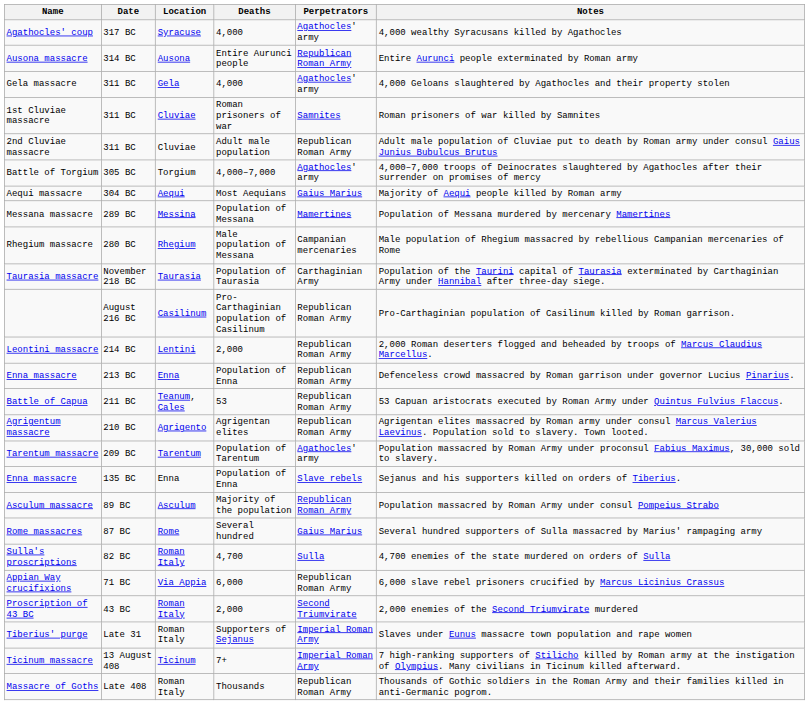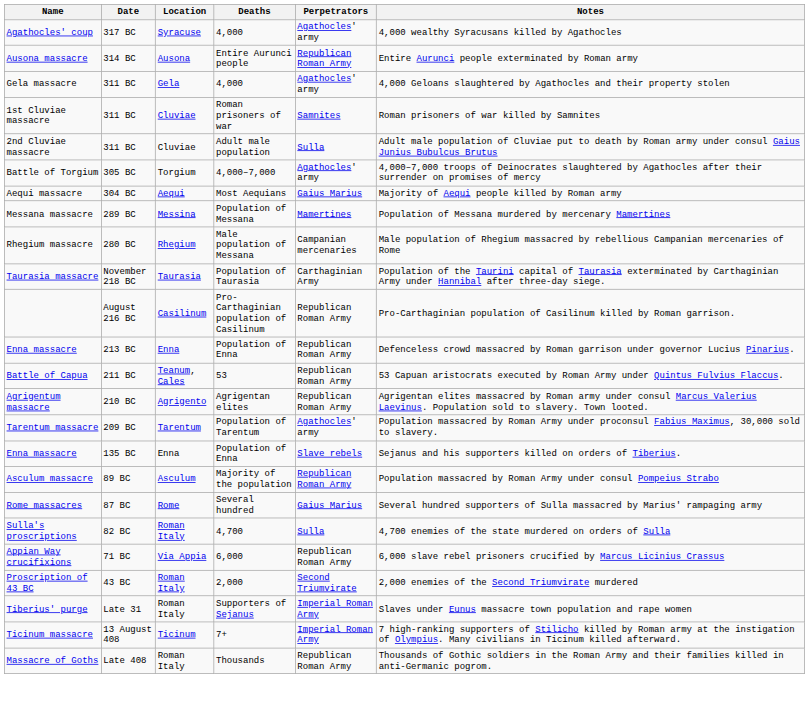(324, 147) Republican Roman Army -> (311, 147) Sulla
- row: (52, 350)
